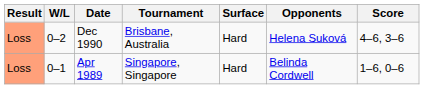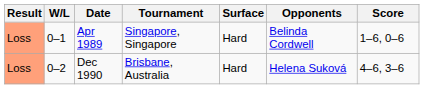rows swapped: (90, 68) <-> (90, 37)
